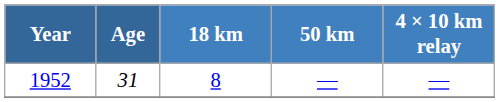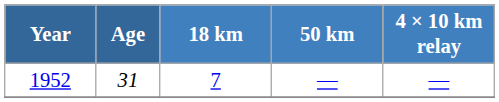(216, 80) 8 -> (216, 80) 7
